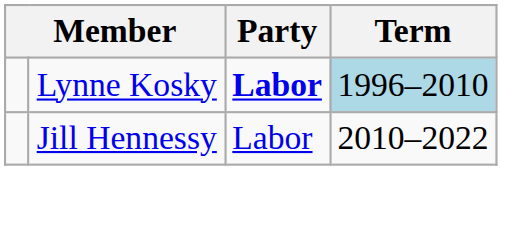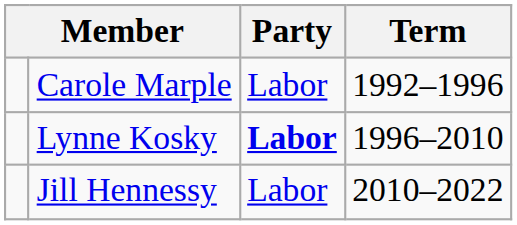+ row: (134, 84)
(413, 84) lightblue background -> (428, 137) no background
